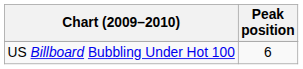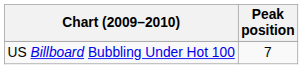(268, 52) 6 -> (268, 52) 7
